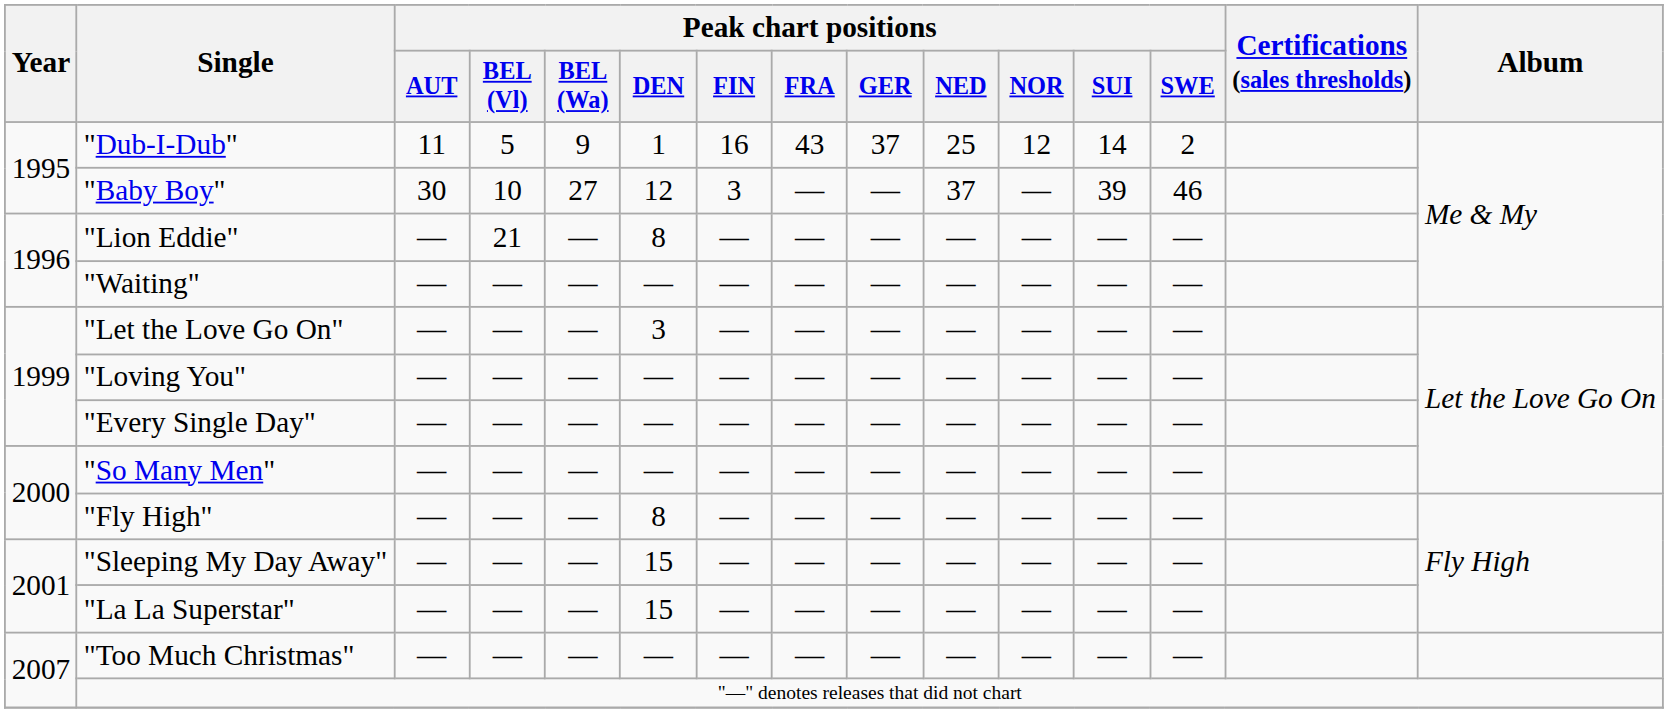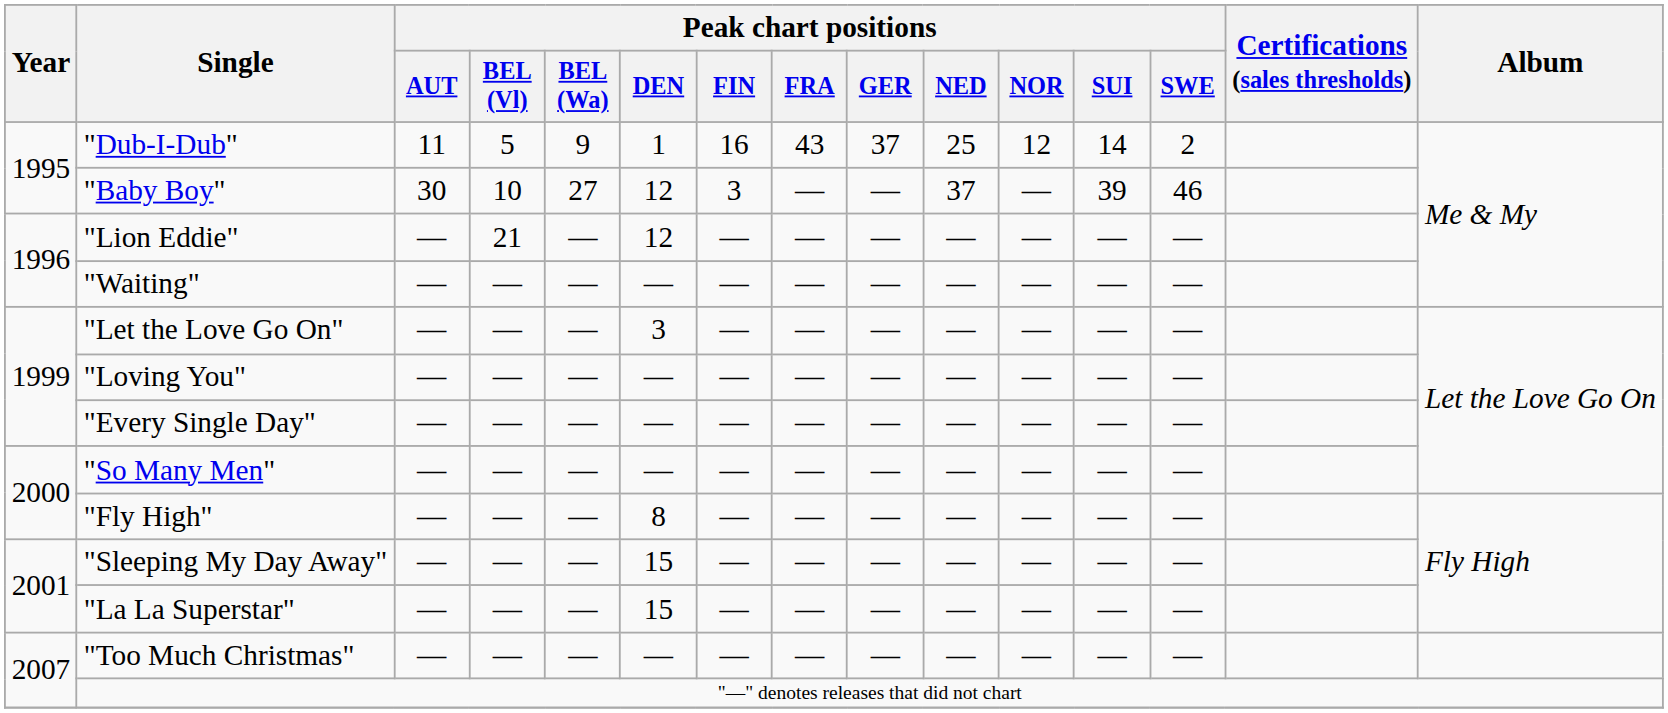(658, 237) 8 -> (658, 237) 12
